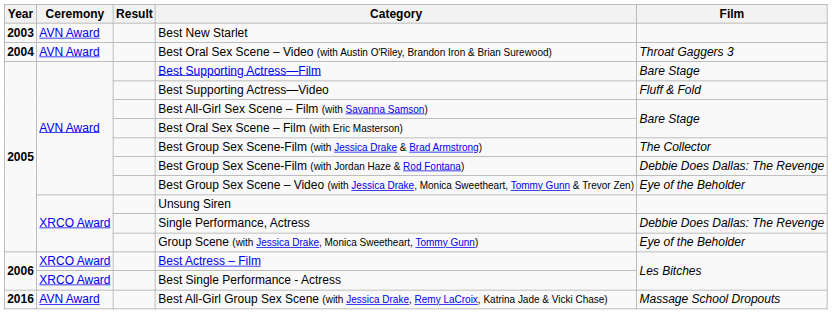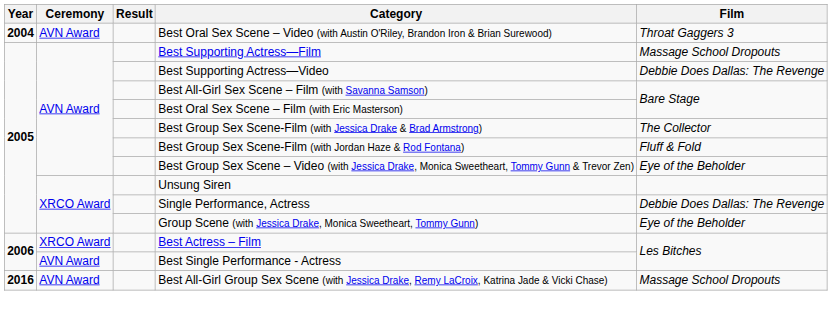- row: (203, 33)
(670, 71) Bare Stage -> (710, 52) Massage School Dropouts
(670, 90) Fluff & Fold -> (732, 71) Debbie Does Dallas: The Revenge
(732, 166) Debbie Does Dallas: The Revenge -> (670, 147) Fluff & Fold
(75, 280) XRCO Award -> (69, 261) AVN Award
